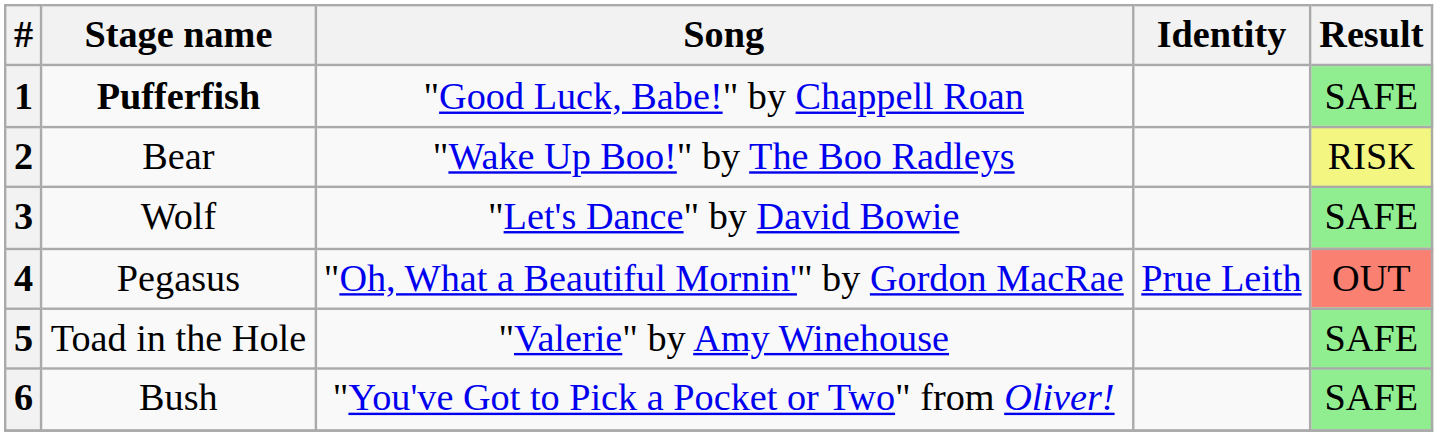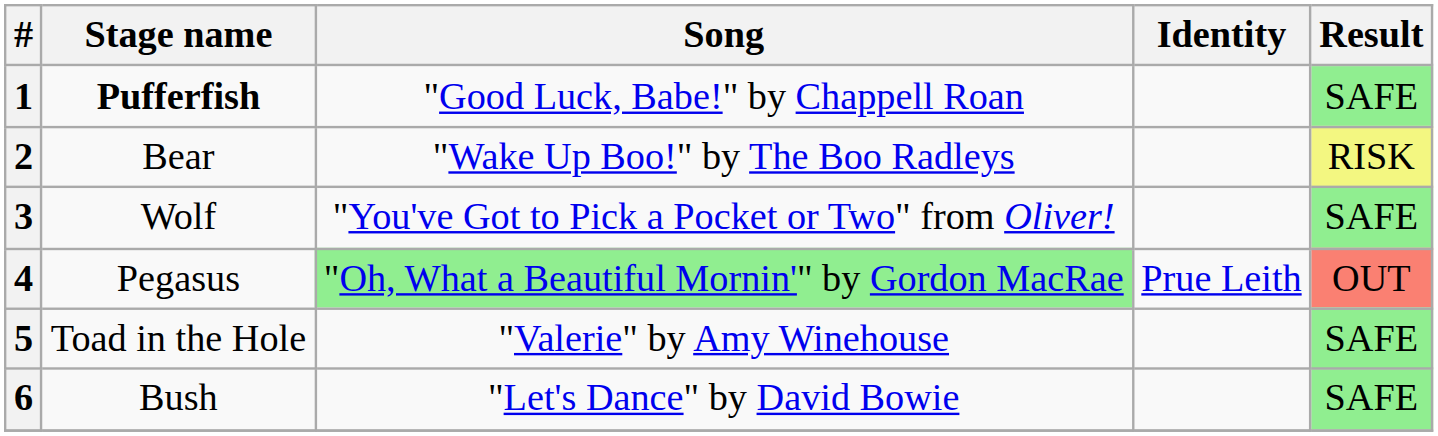(724, 216) "Let's Dance" by David Bowie -> (724, 216) "You've Got to Pick a Pocket or Two" from Oliver!
(724, 277) no background -> (724, 277) lightgreen background
(724, 398) "You've Got to Pick a Pocket or Two" from Oliver! -> (724, 398) "Let's Dance" by David Bowie
